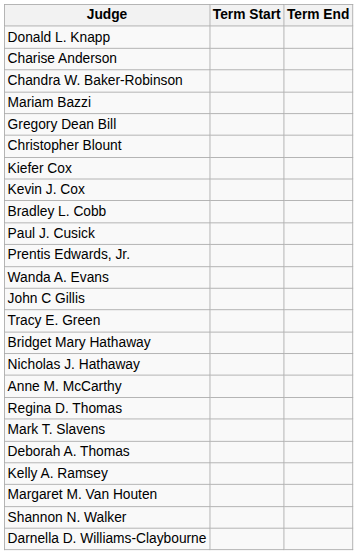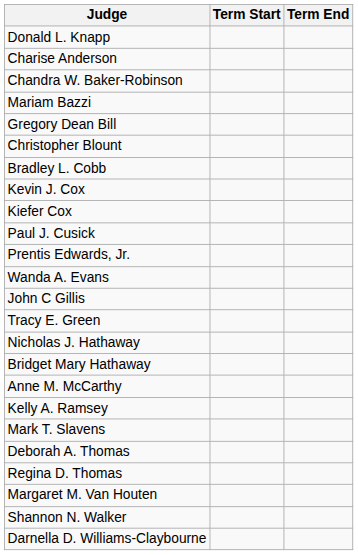rows swapped: (57, 211) <-> (40, 168)
rows swapped: (79, 342) <-> (74, 364)
rows swapped: (58, 473) <-> (65, 408)
